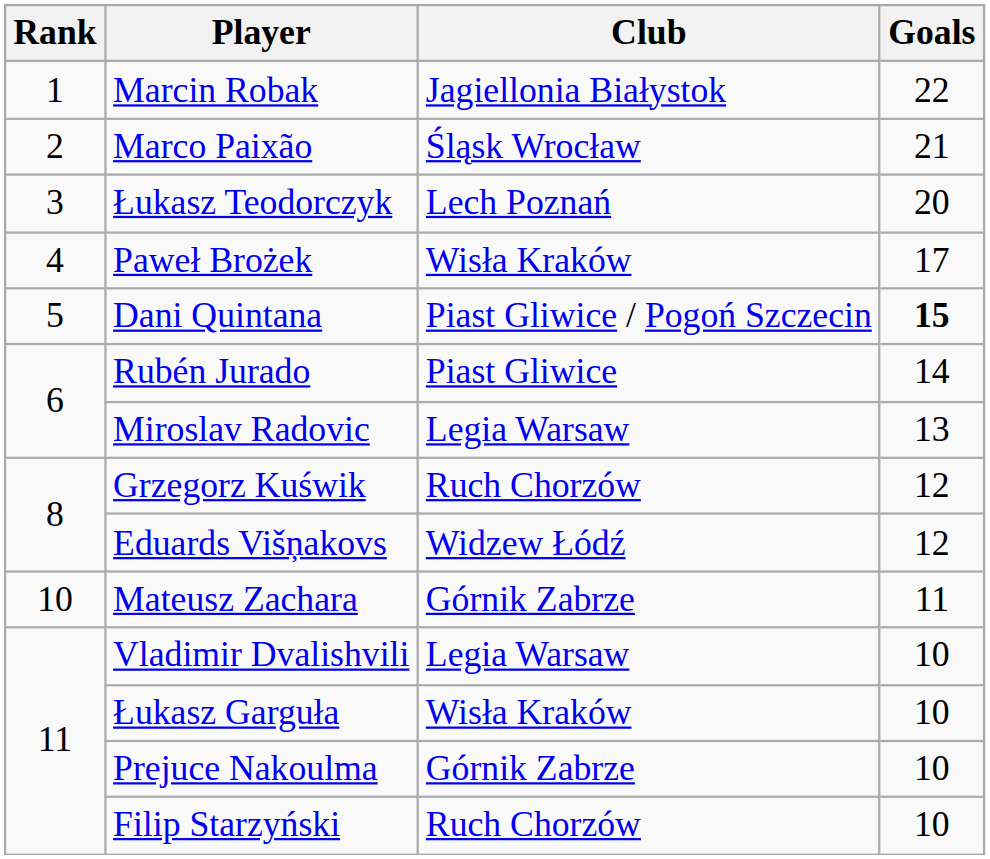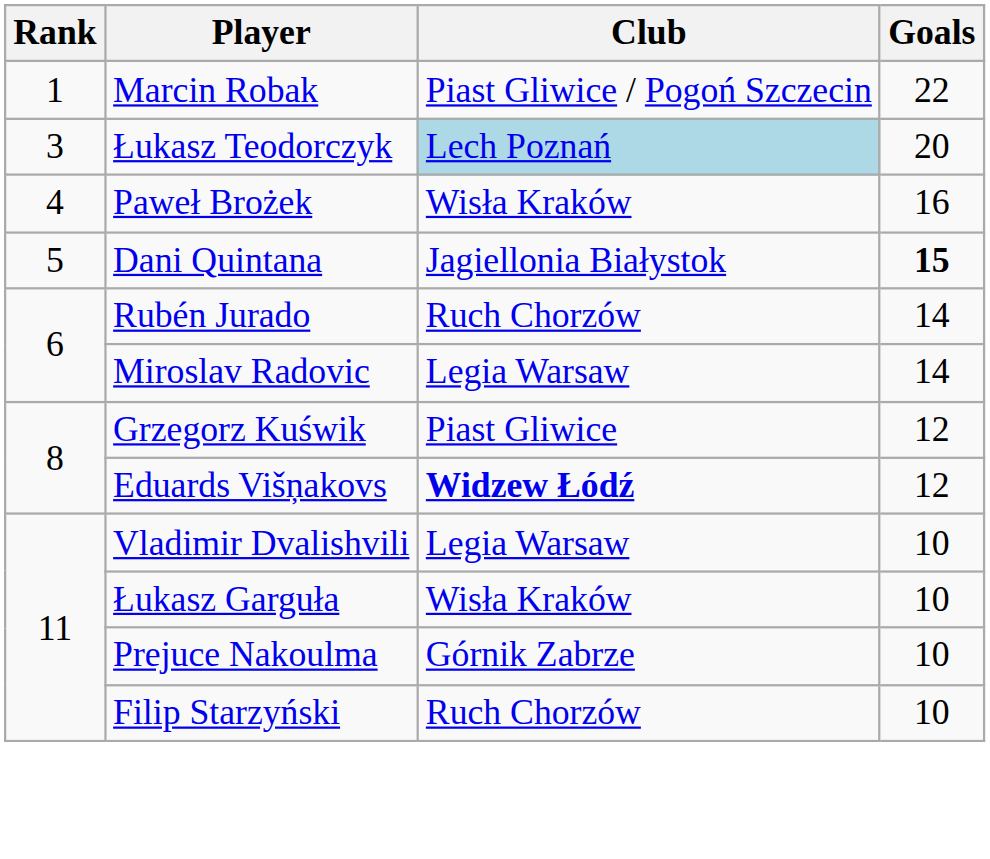(576, 89) Jagiellonia Białystok -> (649, 89) Piast Gliwice / Pogoń Szczecin
- row: (213, 145)
(518, 202) no background -> (518, 145) lightblue background
(932, 259) 17 -> (932, 202) 16
(649, 315) Piast Gliwice / Pogoń Szczecin -> (576, 259) Jagiellonia Białystok
(521, 372) Piast Gliwice -> (533, 315) Ruch Chorzów
(932, 428) 13 -> (932, 372) 14
(533, 485) Ruch Chorzów -> (521, 428) Piast Gliwice
(526, 542) normal -> (530, 485) bold
- row: (235, 598)
